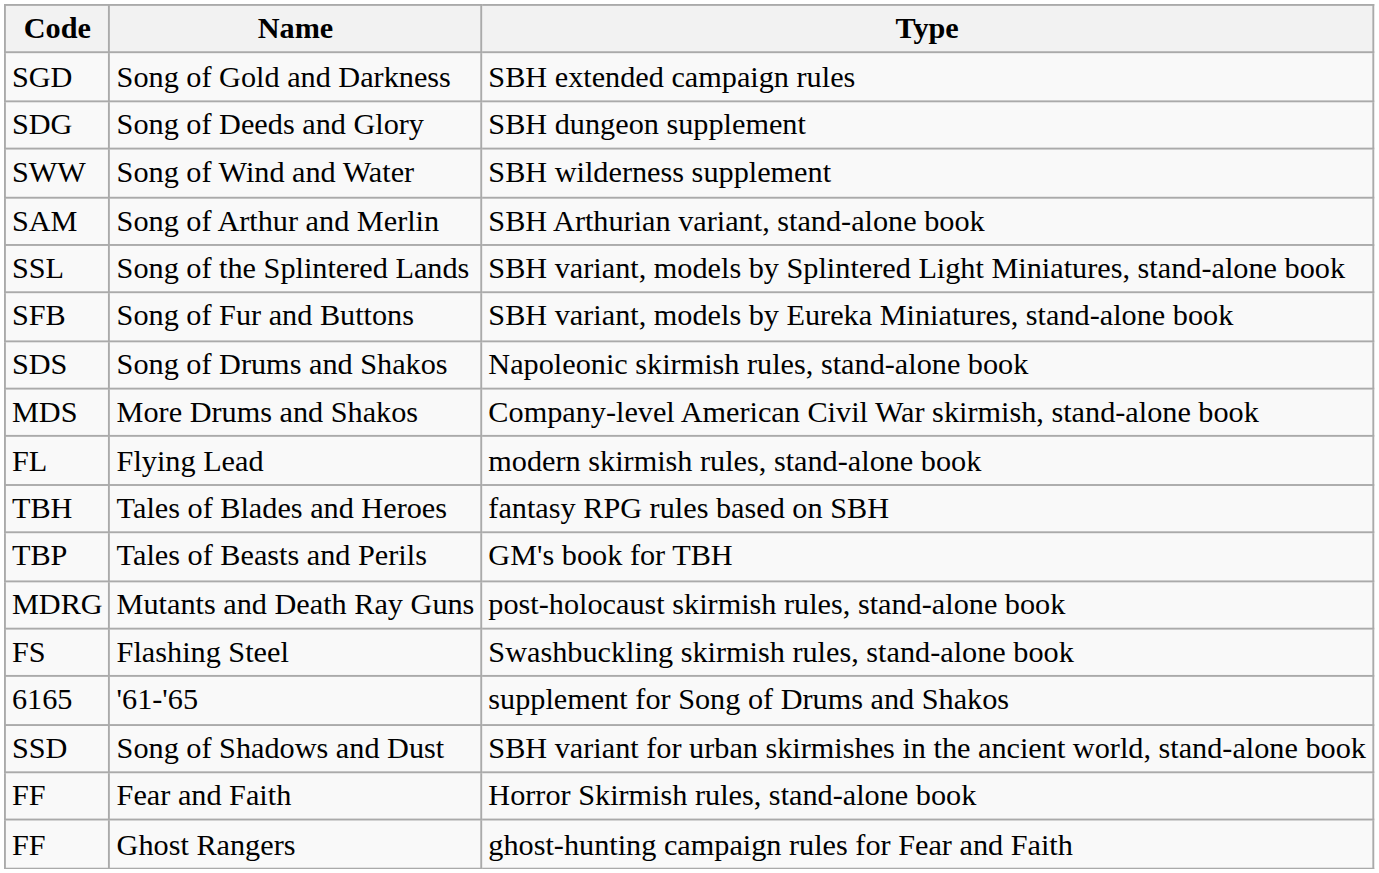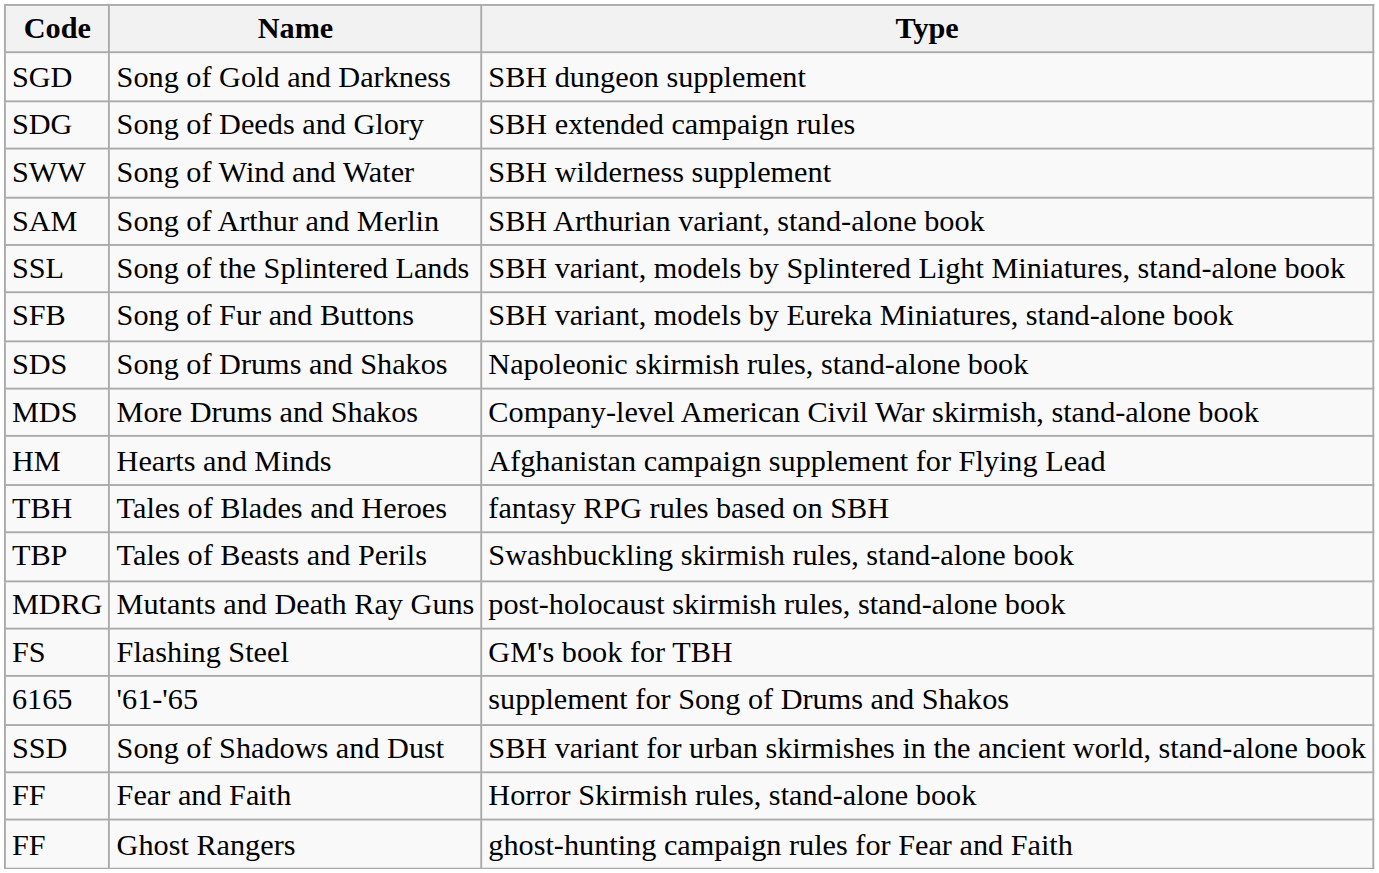(672, 76) SBH extended campaign rules -> (647, 76) SBH dungeon supplement
(647, 124) SBH dungeon supplement -> (672, 124) SBH extended campaign rules
- row: (190, 460)
+ row: (224, 460)
(610, 556) GM's book for TBH -> (781, 556) Swashbuckling skirmish rules, stand-alone book
(781, 651) Swashbuckling skirmish rules, stand-alone book -> (610, 651) GM's book for TBH
